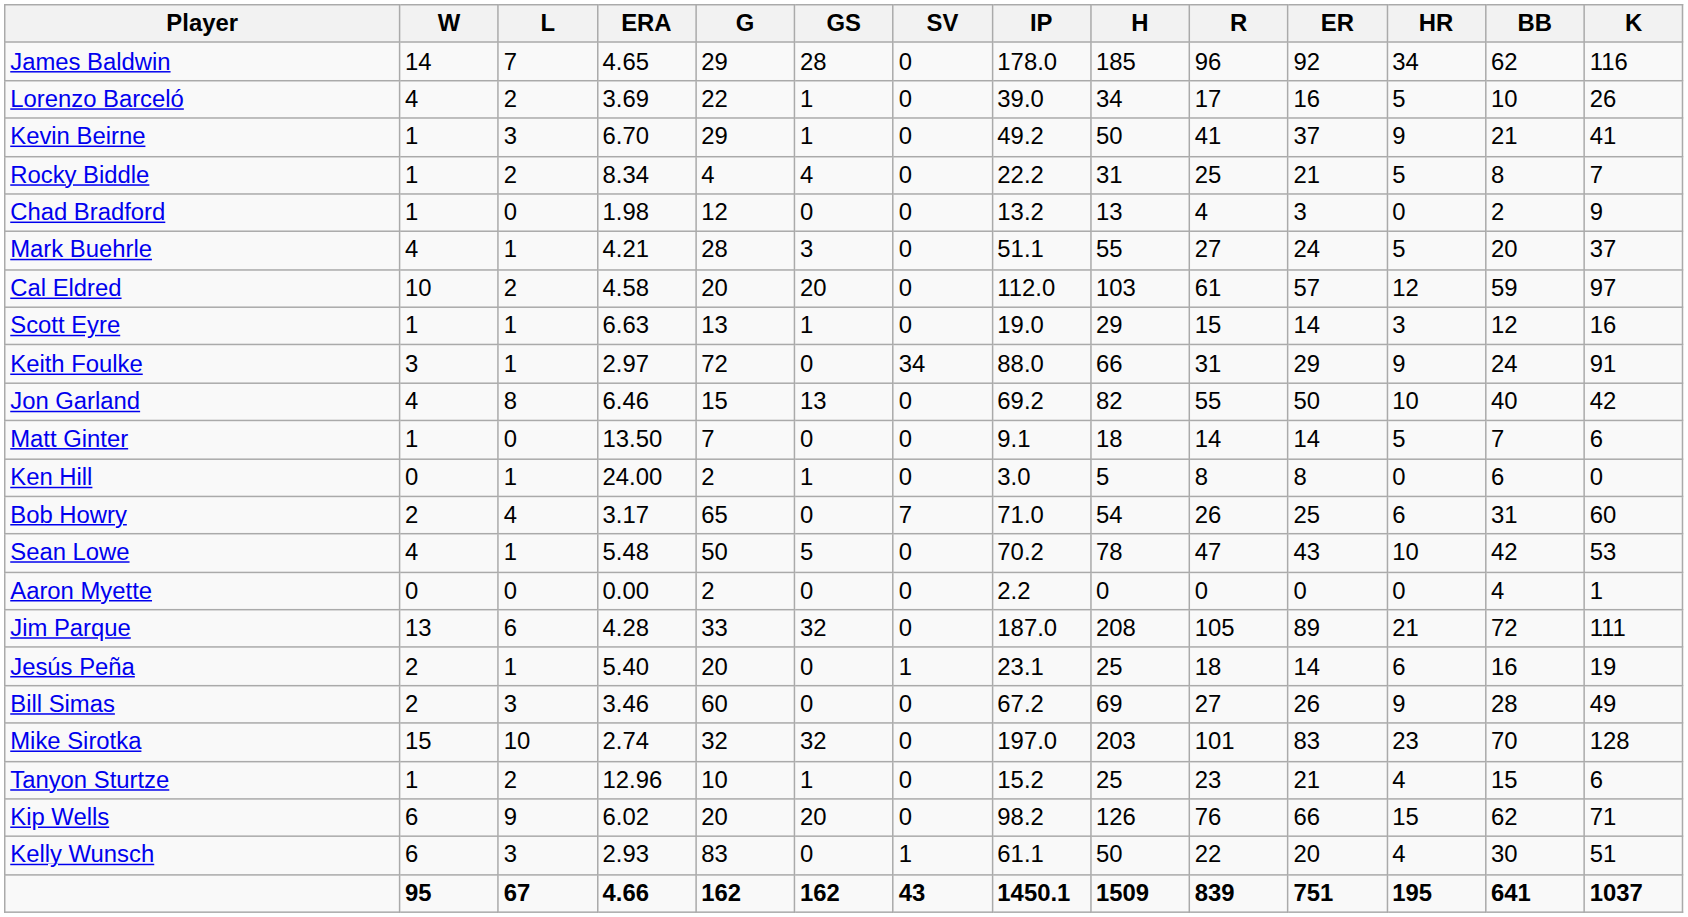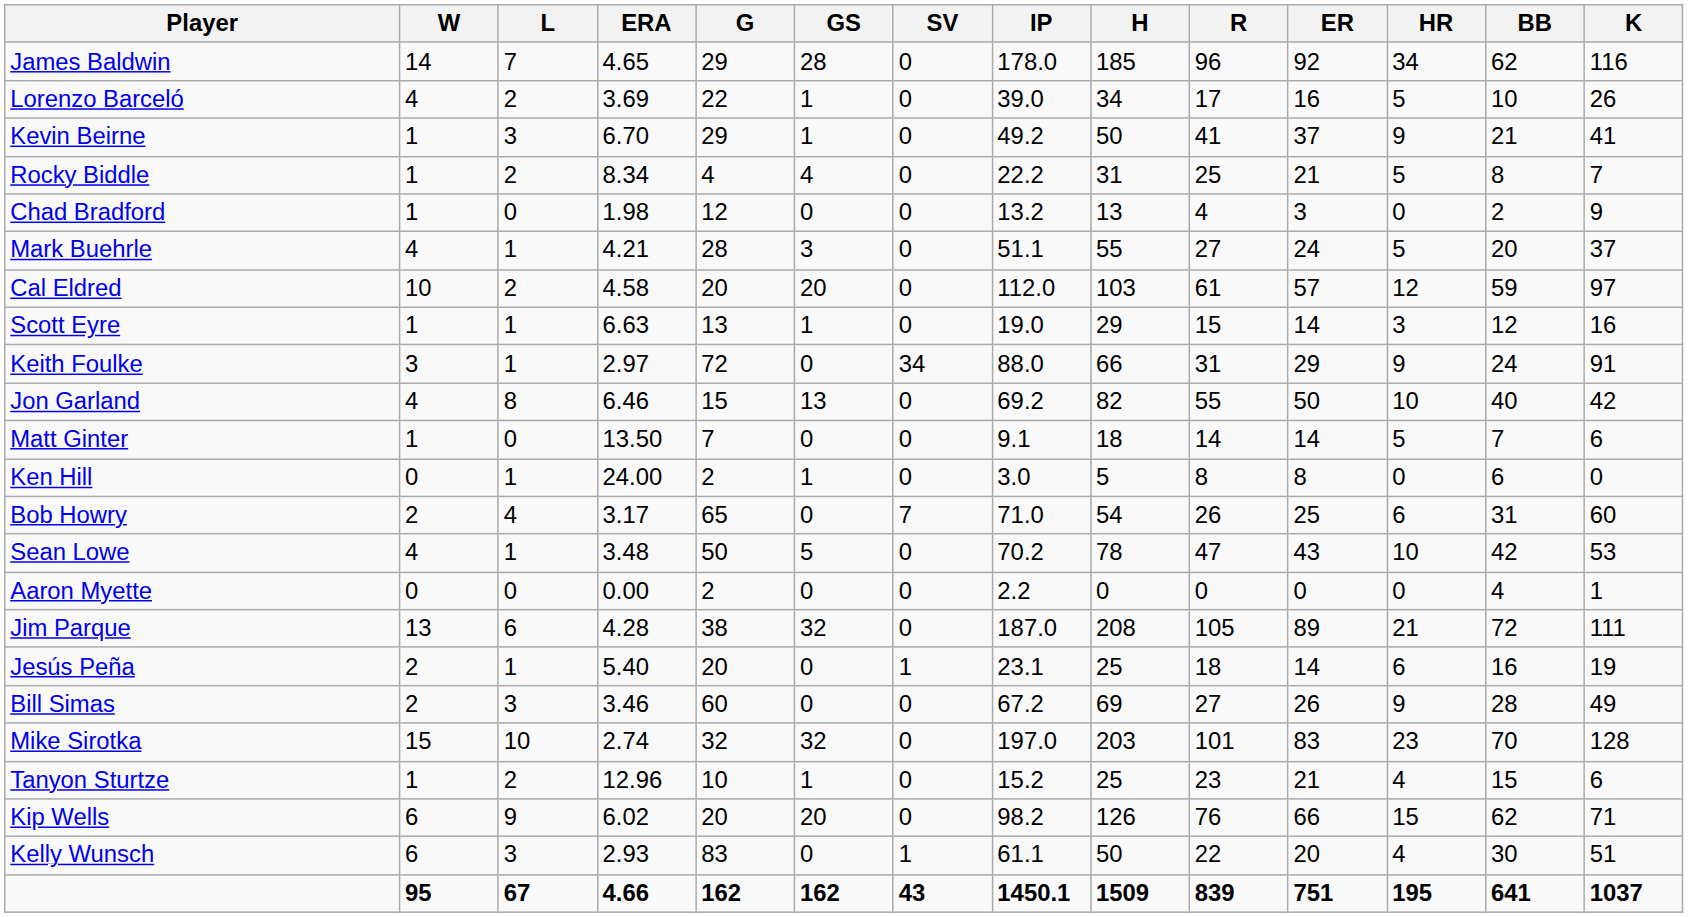(626, 552) 5.48 -> (626, 552) 3.48
(714, 628) 33 -> (714, 628) 38
